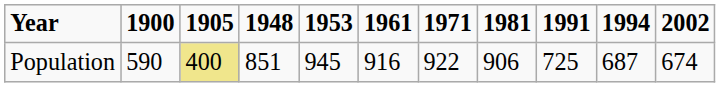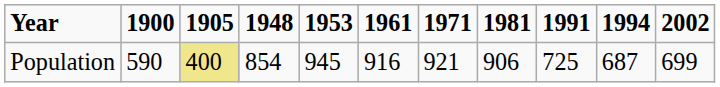(263, 61) 851 -> (263, 61) 854
(442, 61) 922 -> (442, 61) 921
(679, 61) 674 -> (679, 61) 699
